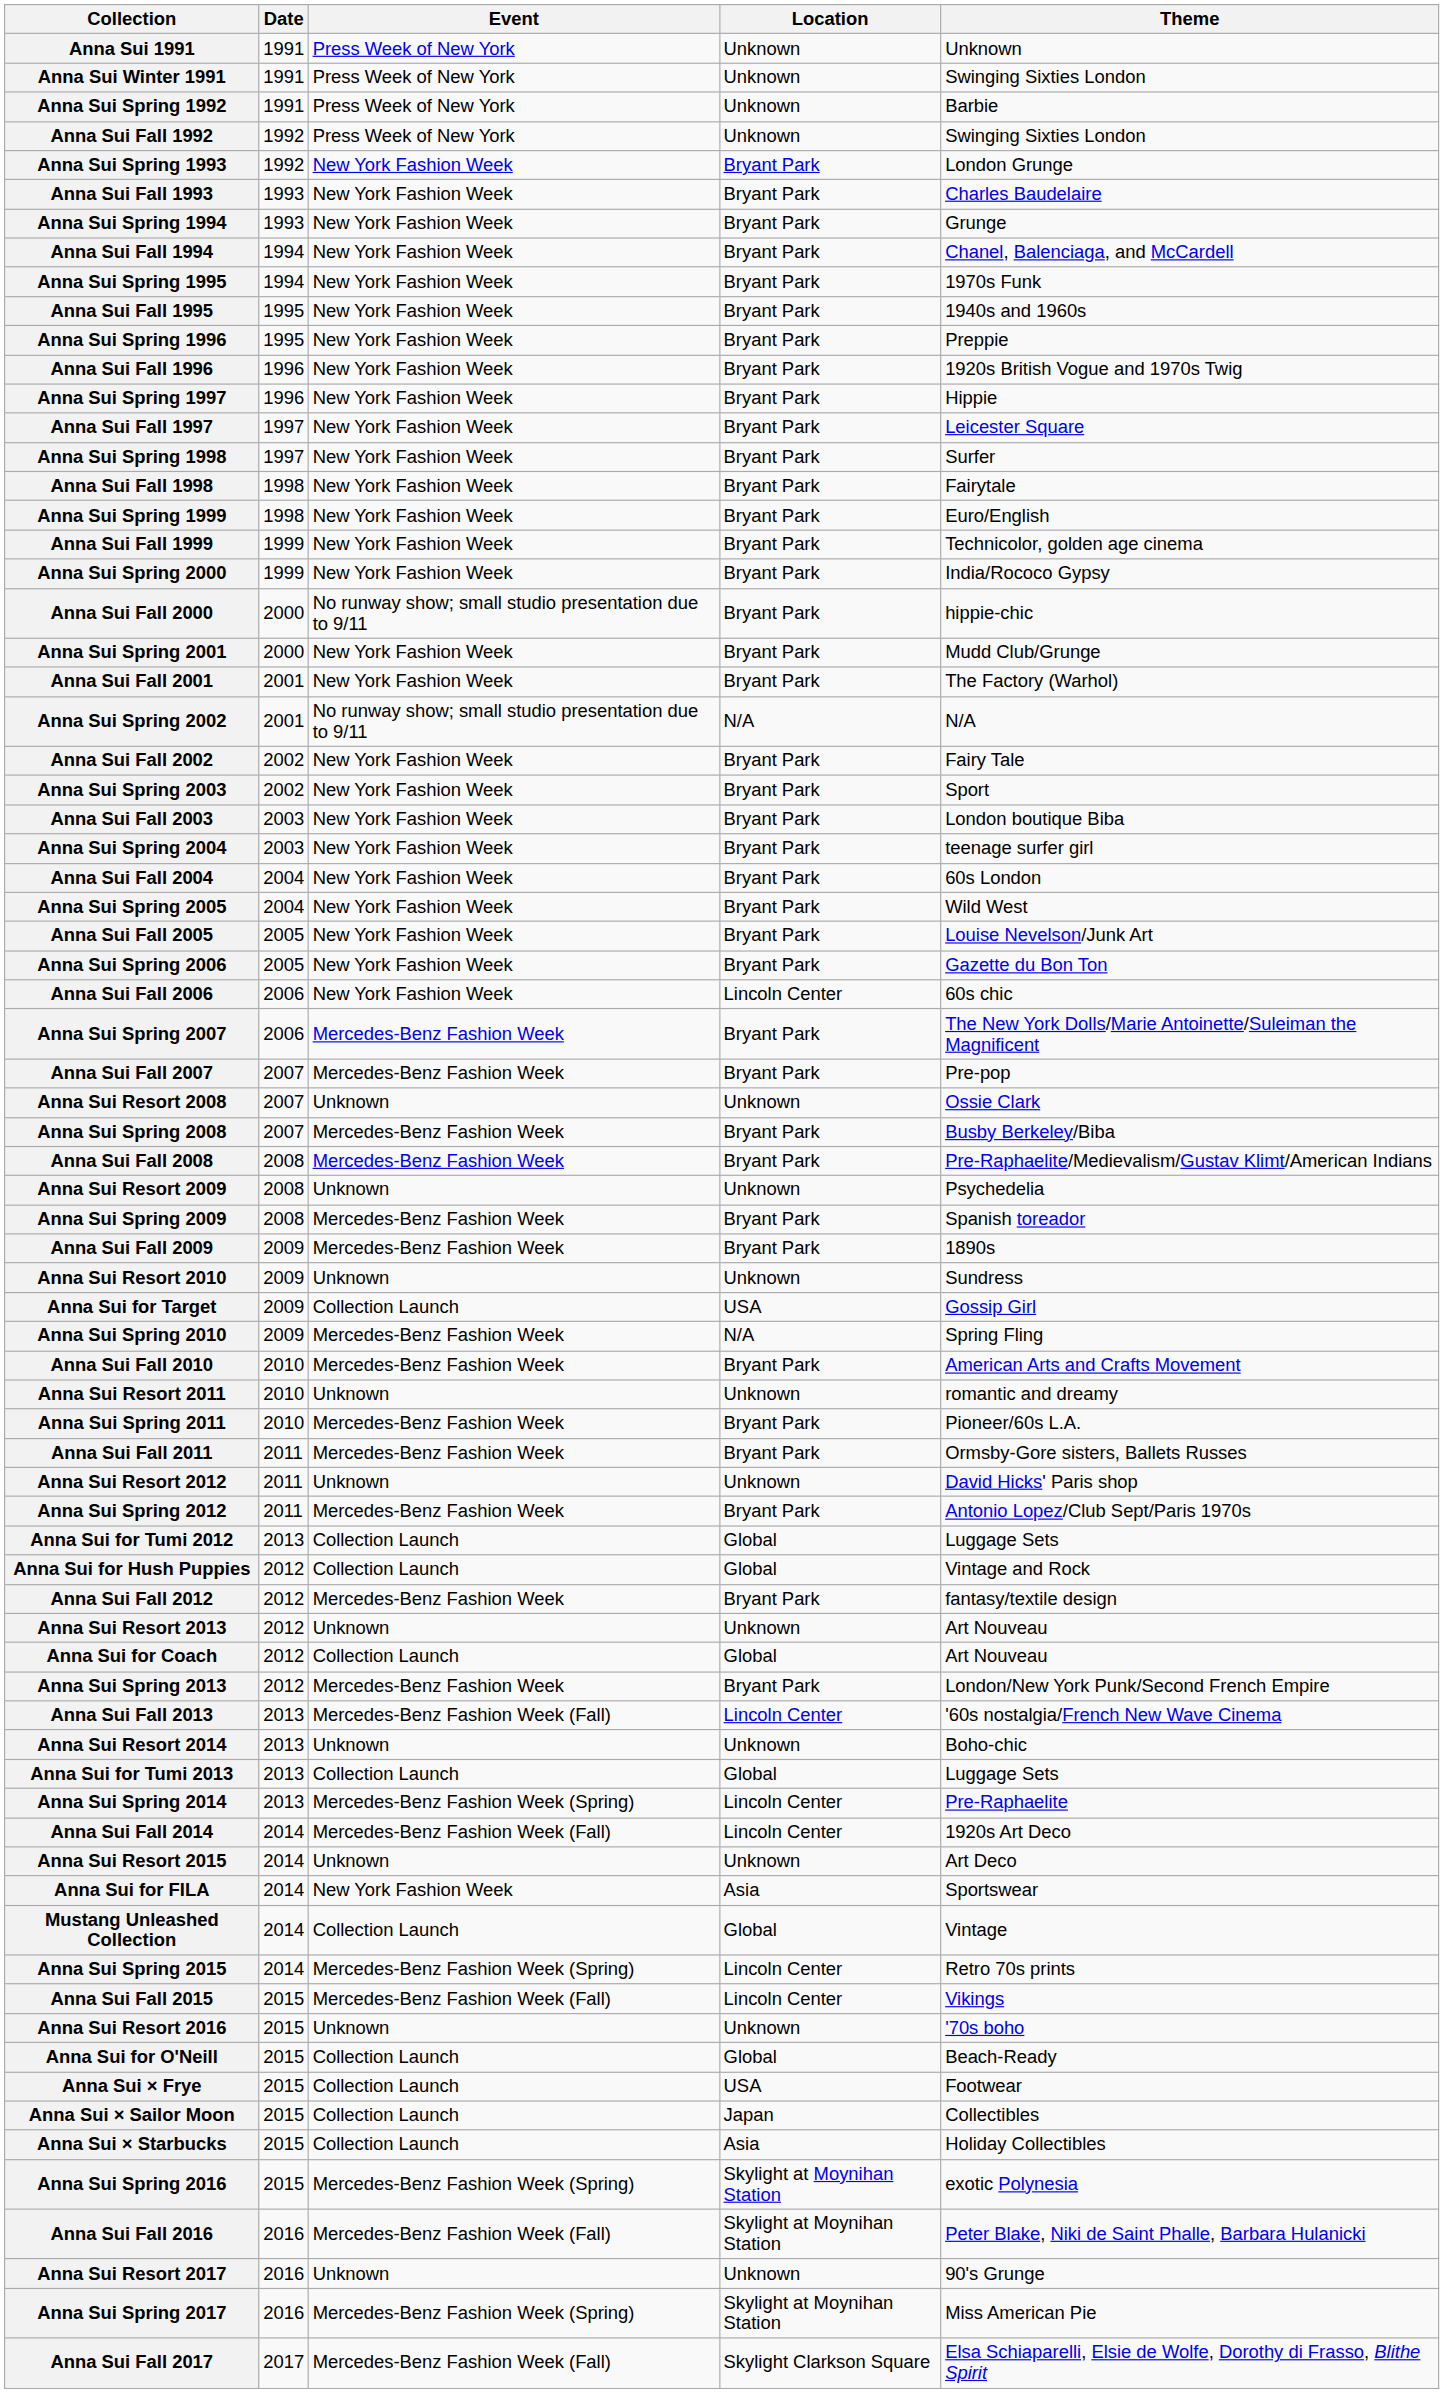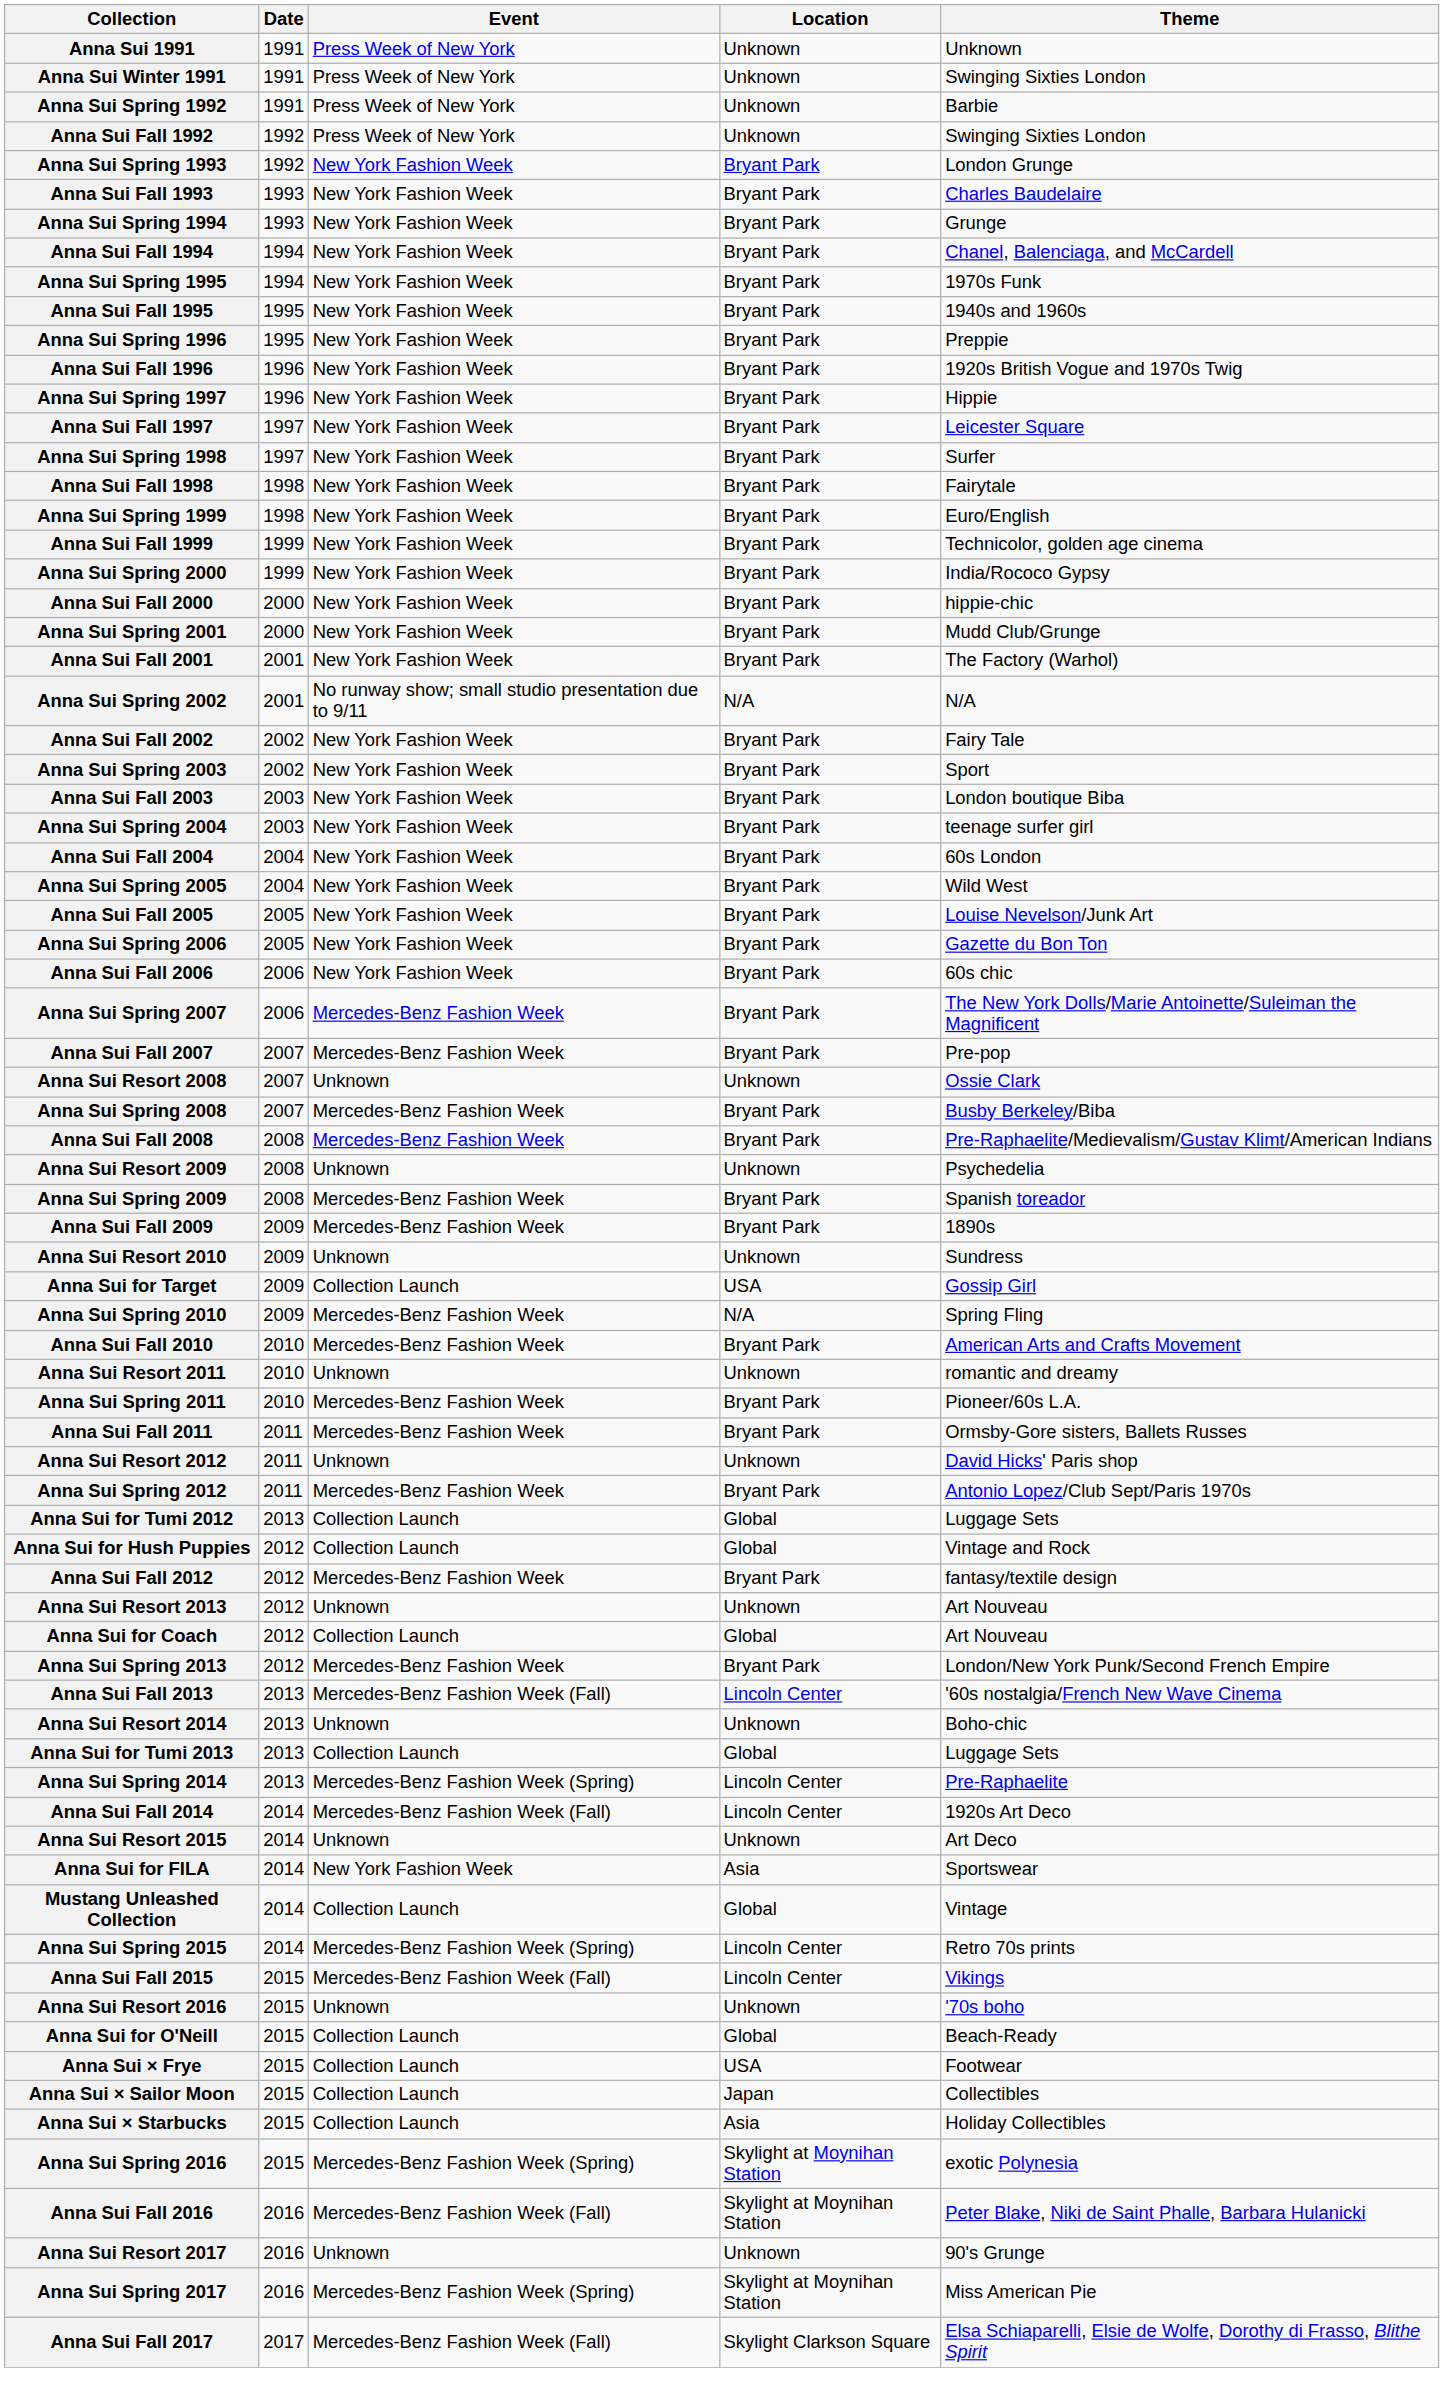(505, 613) No runway show; small studio presentation due to 9/11 -> (413, 602) New York Fashion Week
(783, 994) Lincoln Center -> (772, 973) Bryant Park
